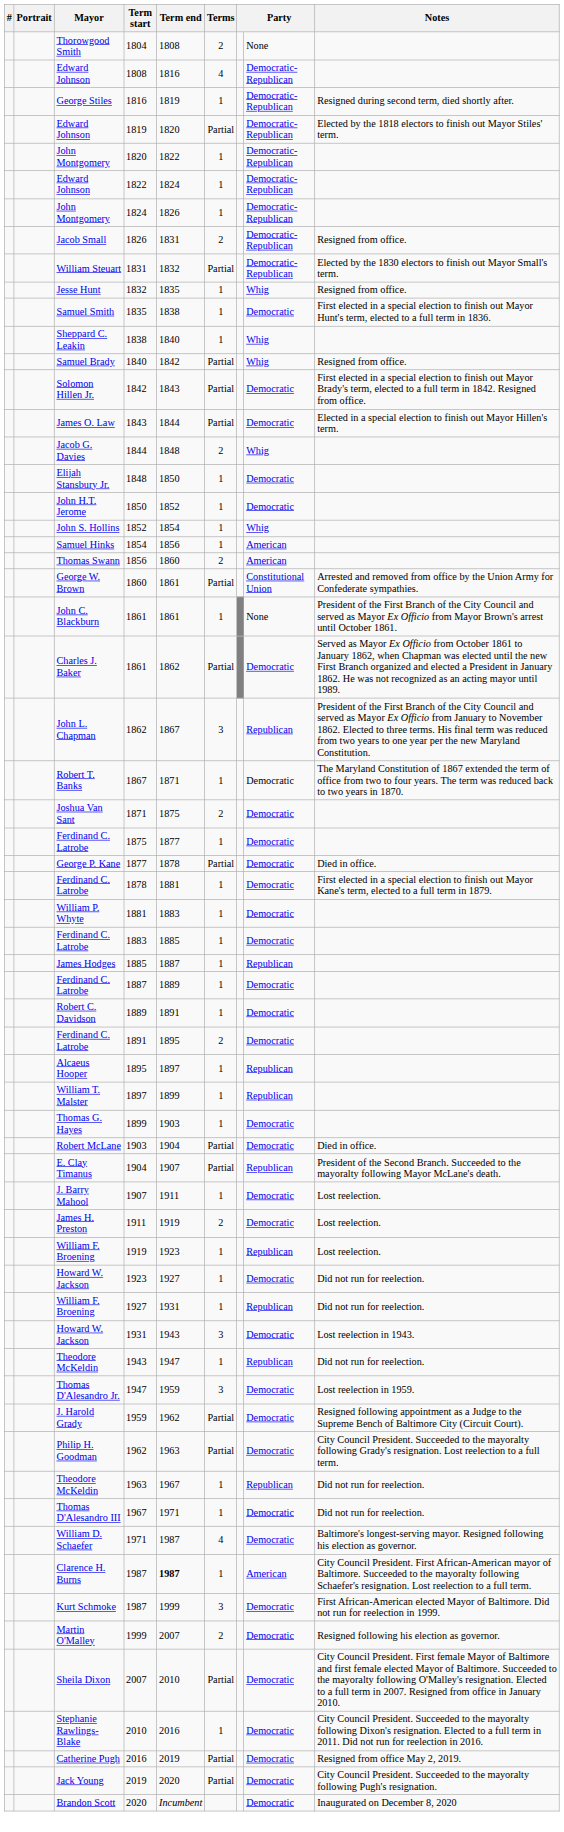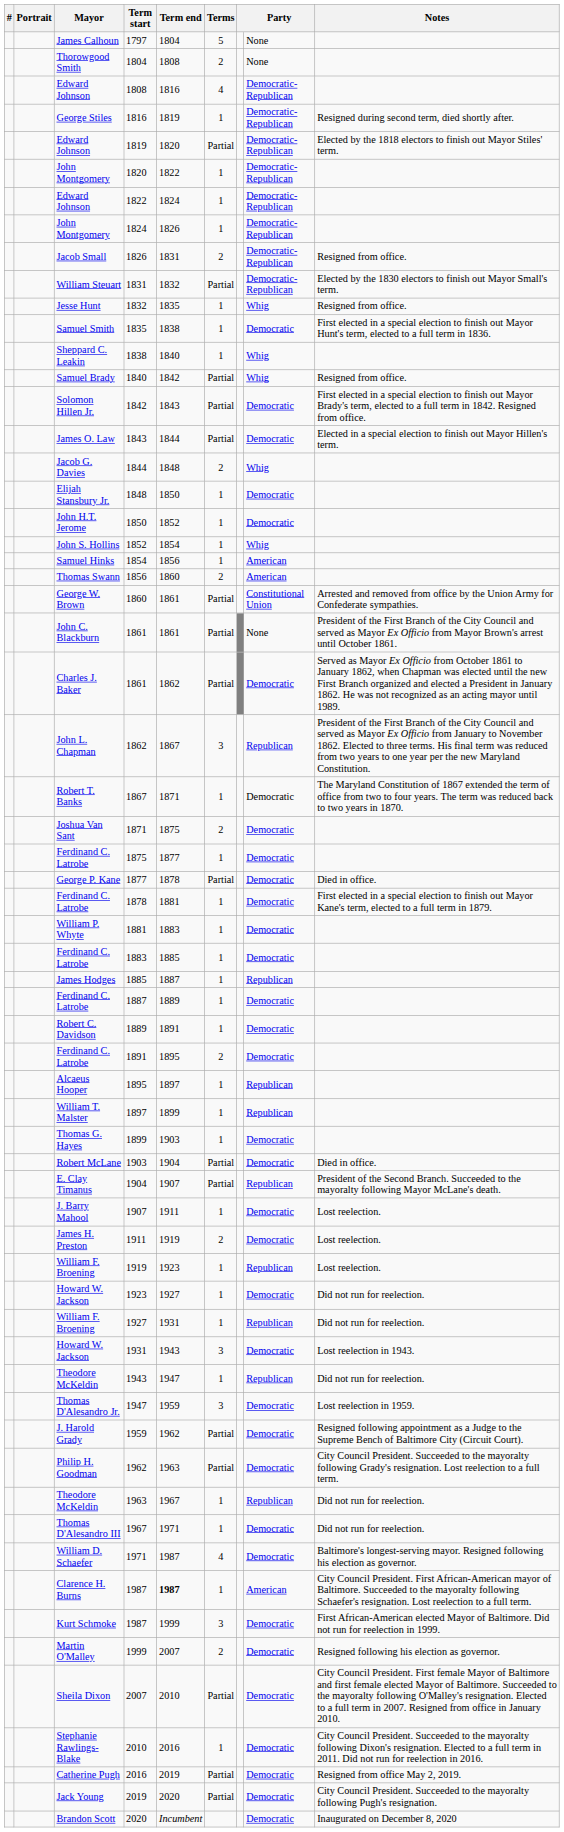+ row: (88, 40)
(221, 616) 1 -> (221, 632) Partial
